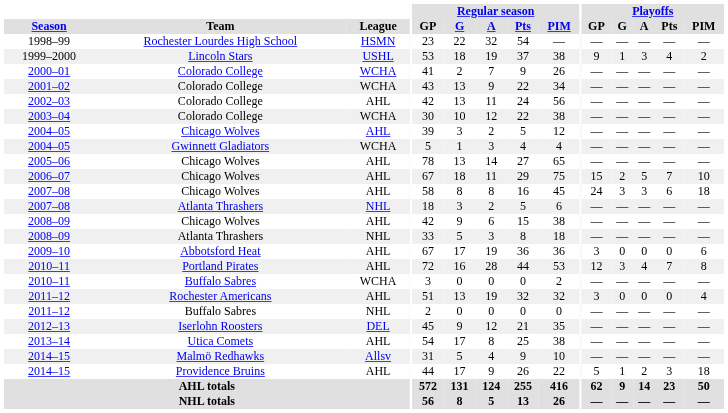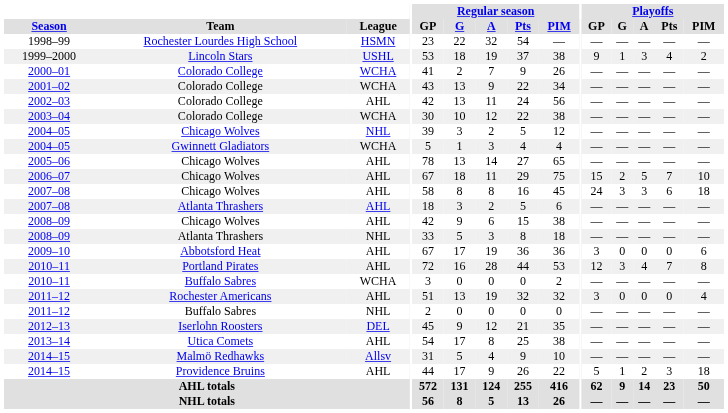(378, 131) AHL -> (378, 131) NHL
(378, 206) NHL -> (378, 206) AHL
